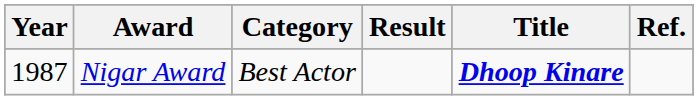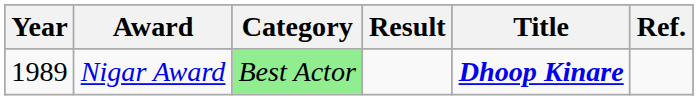(40, 71) 1987 -> (40, 71) 1989
(297, 71) no background -> (297, 71) lightgreen background
